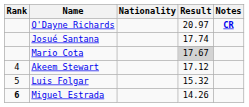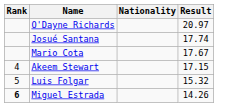- column: (229, 12)
(196, 54) lightgrey background -> (196, 54) no background
(196, 67) 17.12 -> (196, 67) 17.15
